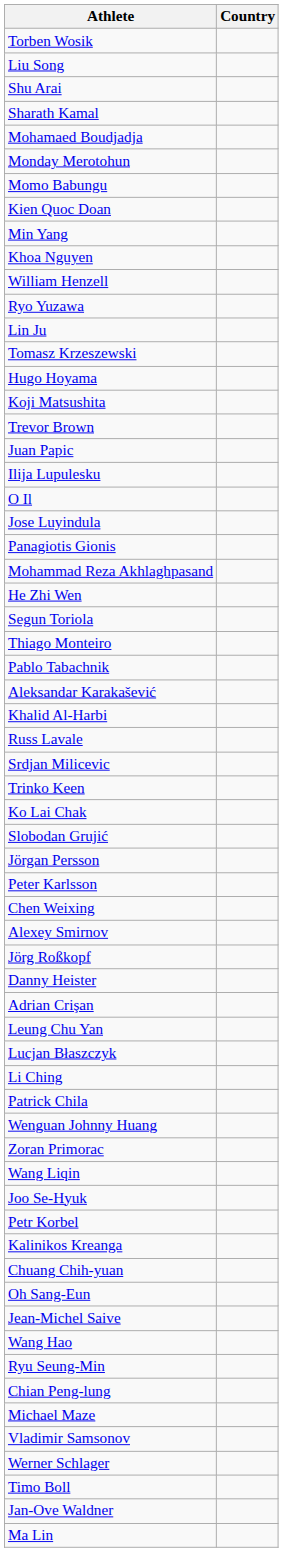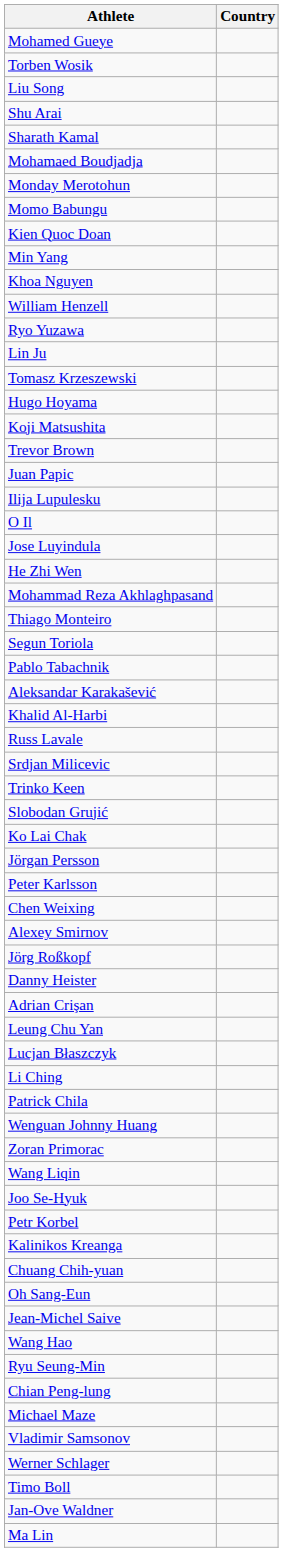+ row: (61, 40)
- row: (62, 546)
rows swapped: (45, 595) <-> (111, 570)
rows swapped: (60, 643) <-> (51, 619)
rows swapped: (58, 836) <-> (47, 812)
